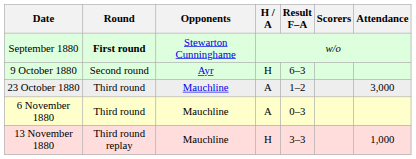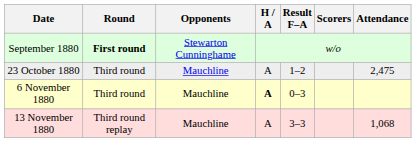- row: (43, 71)
(382, 88) 3,000 -> (382, 71) 2,475
(268, 111) normal -> (268, 94) bold
(268, 140) H -> (268, 123) A
(382, 140) 1,000 -> (382, 123) 1,068
